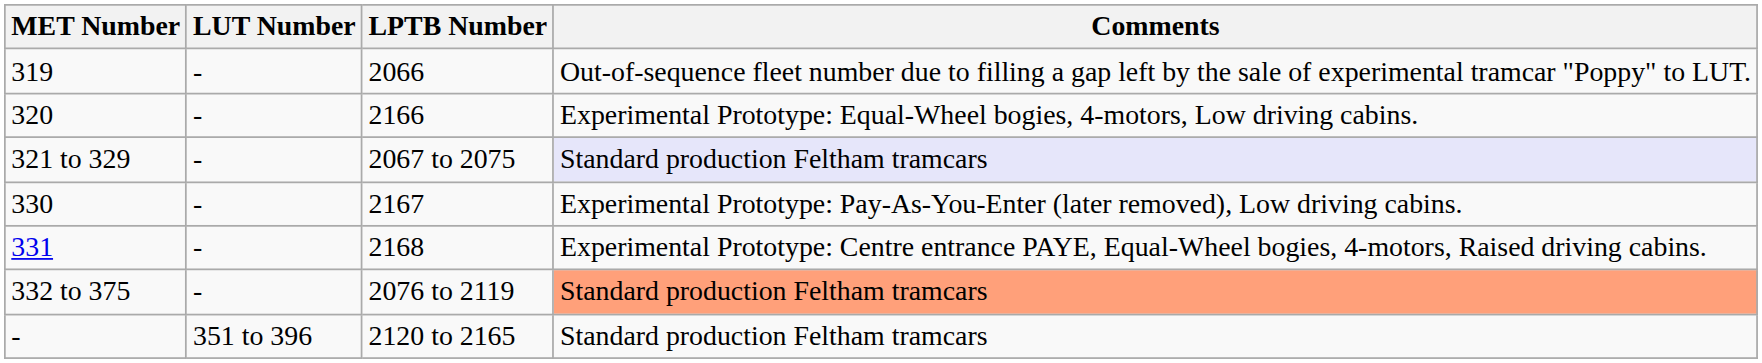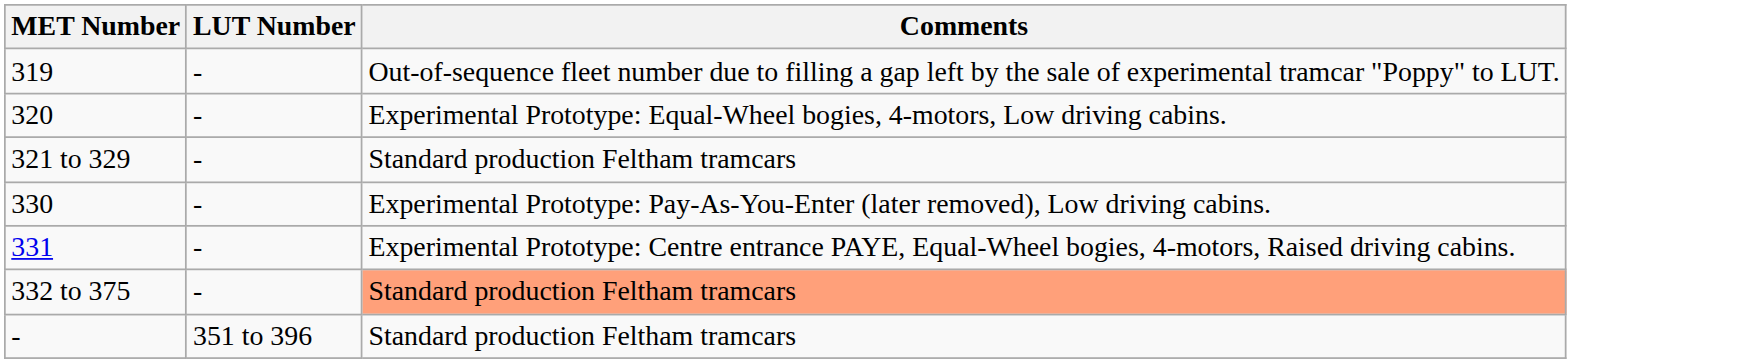- column: (458, 26)
(774, 159) lavender background -> (582, 159) no background
